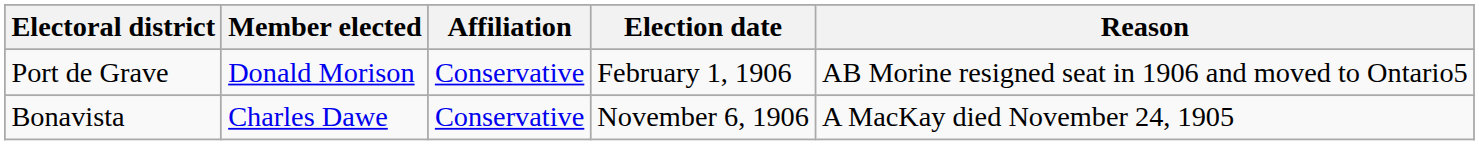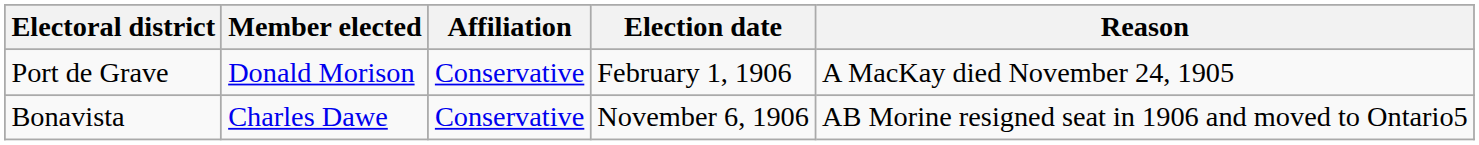(1145, 71) AB Morine resigned seat in 1906 and moved to Ontario5 -> (1028, 71) A MacKay died November 24, 1905
(1028, 116) A MacKay died November 24, 1905 -> (1145, 116) AB Morine resigned seat in 1906 and moved to Ontario5
